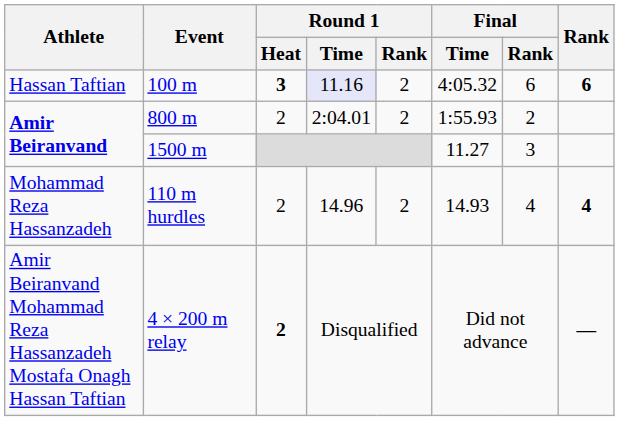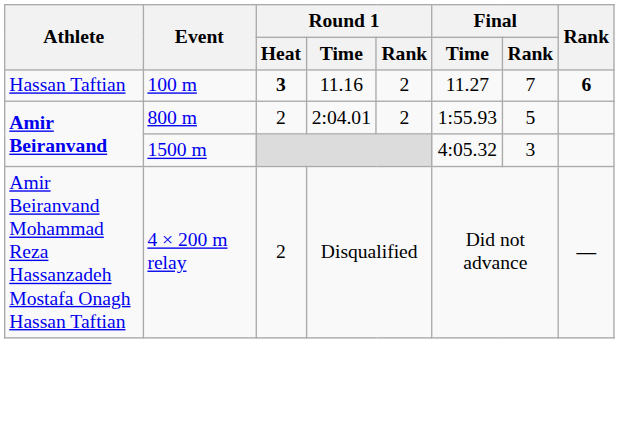(341, 85) lavender background -> (341, 85) no background
(467, 85) 4:05.32 -> (467, 85) 11.27
(530, 85) 6 -> (530, 85) 7
(530, 117) 2 -> (530, 117) 5
(467, 150) 11.27 -> (467, 150) 4:05.32
- row: (176, 205)
(281, 330) bold -> (281, 251) normal
